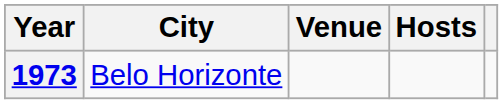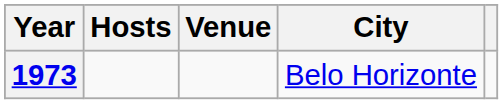columns swapped: (186, 27) <-> (436, 27)
